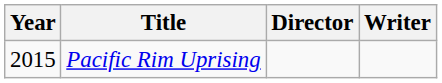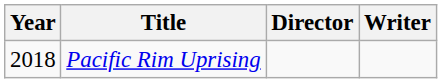(33, 58) 2015 -> (33, 58) 2018
